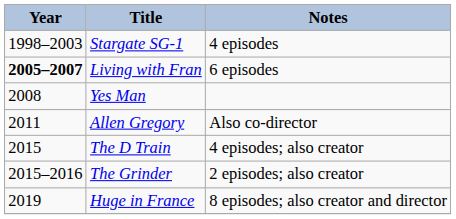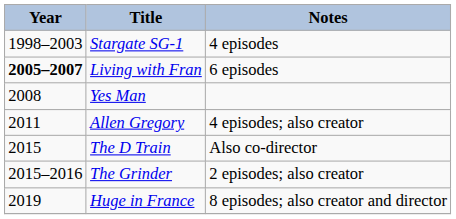(263, 122) Also co-director -> (286, 122) 4 episodes; also creator
(286, 148) 4 episodes; also creator -> (263, 148) Also co-director
